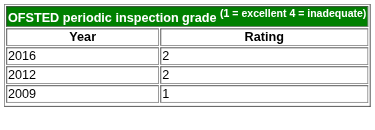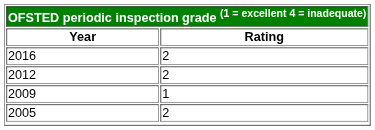+ row: (22, 113)
